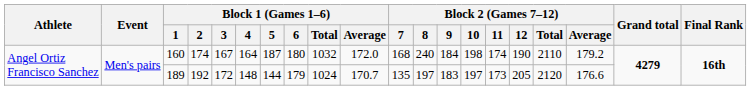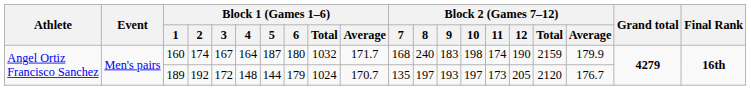(365, 55) 172.0 -> (365, 55) 171.7
(449, 55) 184 -> (449, 55) 183
(550, 55) 2110 -> (550, 55) 2159
(590, 55) 179.2 -> (590, 55) 179.9
(449, 75) 183 -> (449, 75) 193
(590, 75) 176.6 -> (590, 75) 176.7
